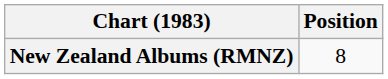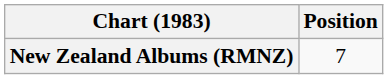(341, 55) 8 -> (341, 55) 7
